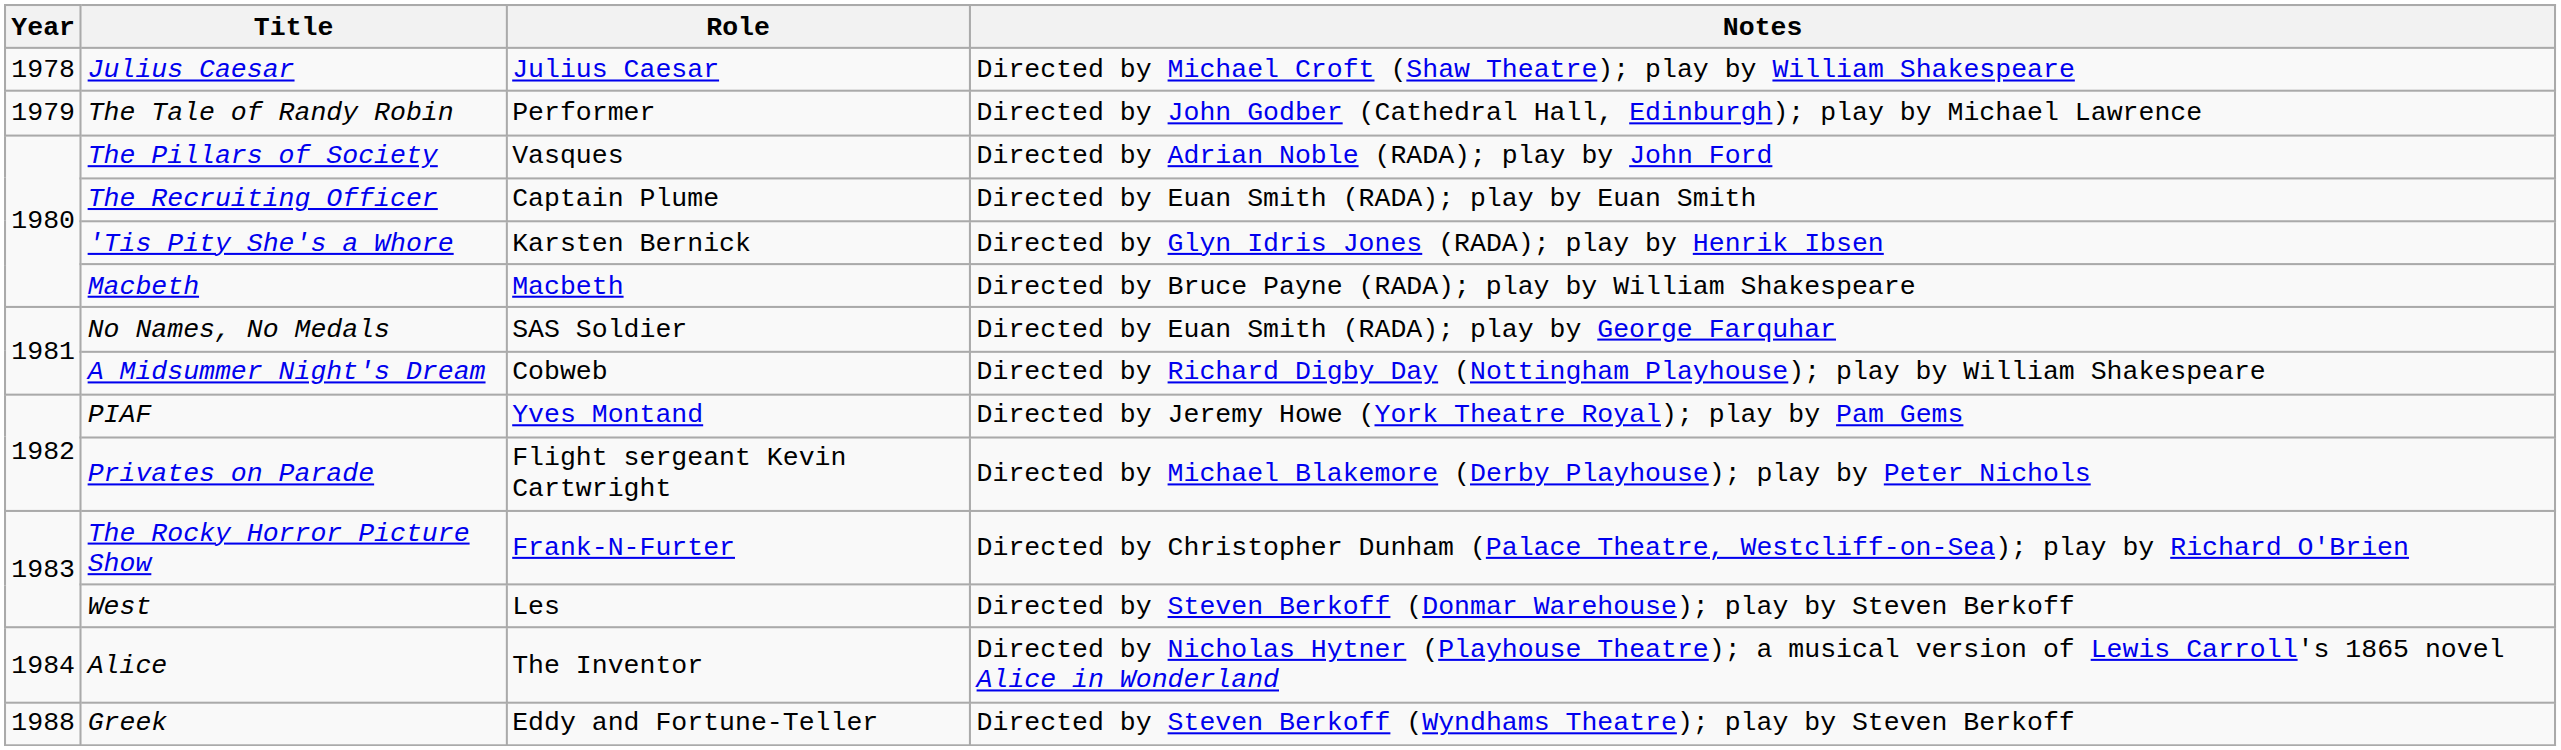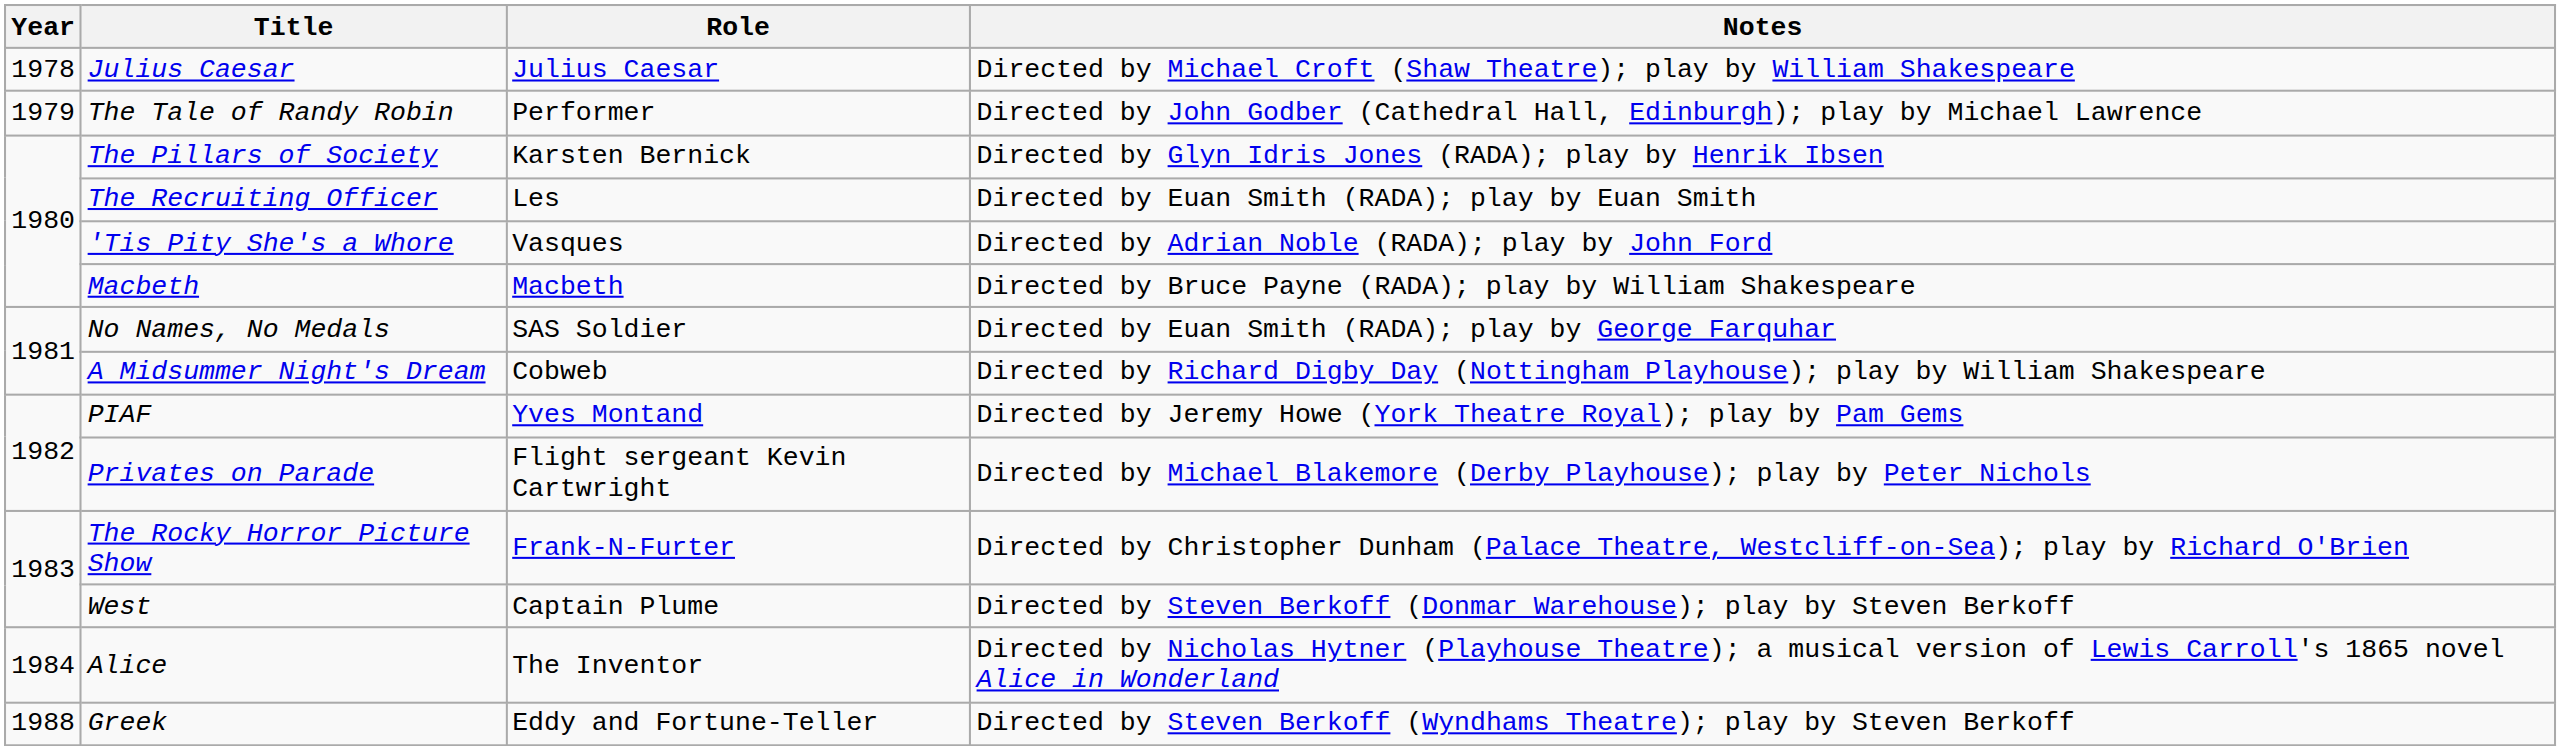(568, 156) Vasques -> (632, 156) Karsten Bernick
(1374, 156) Directed by Adrian Noble (RADA); play by John Ford -> (1430, 156) Directed by Glyn Idris Jones (RADA); play by Henrik Ibsen
(616, 200) Captain Plume -> (536, 200) Les
(632, 243) Karsten Bernick -> (568, 243) Vasques
(1430, 243) Directed by Glyn Idris Jones (RADA); play by Henrik Ibsen -> (1374, 243) Directed by Adrian Noble (RADA); play by John Ford
(536, 607) Les -> (616, 607) Captain Plume
